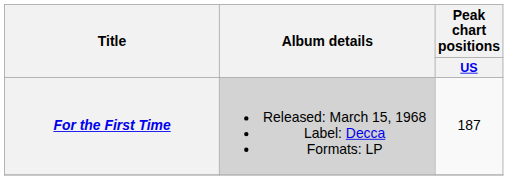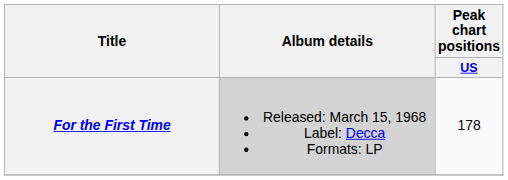(469, 126) 187 -> (469, 126) 178
